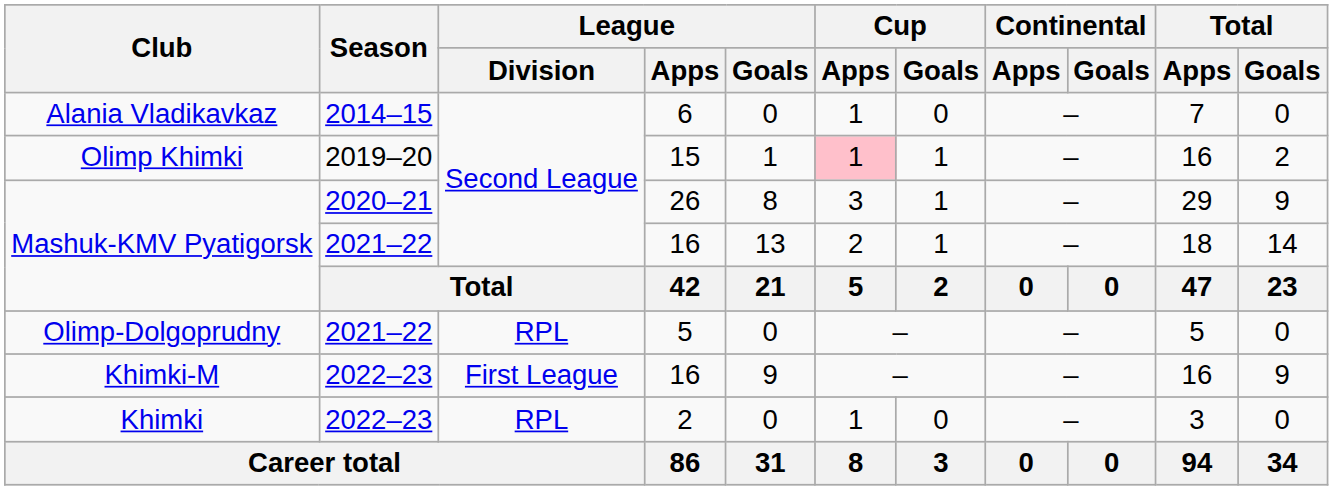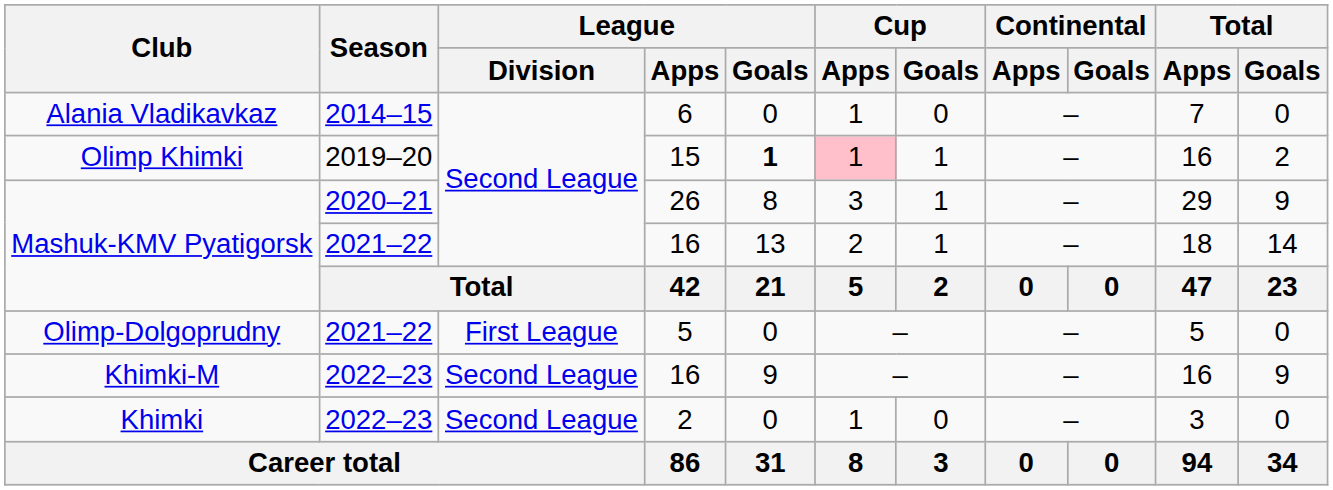(770, 157) normal -> (770, 157) bold
(541, 331) RPL -> (541, 331) First League
(541, 375) First League -> (541, 375) Second League
(541, 419) RPL -> (541, 419) Second League
